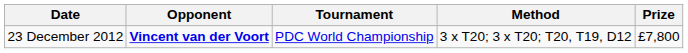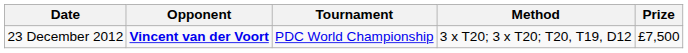(659, 36) £7,800 -> (659, 36) £7,500
